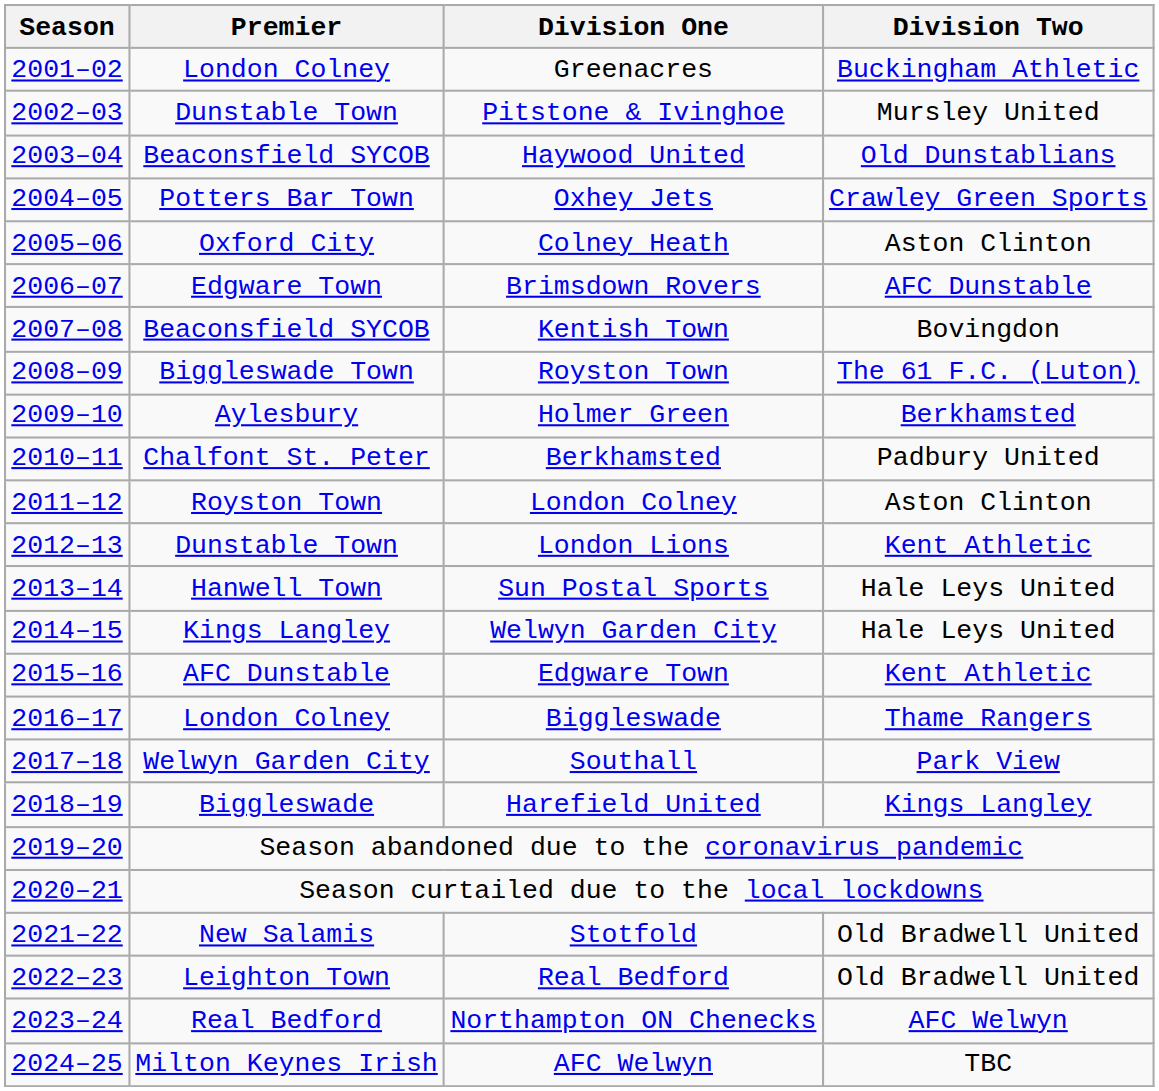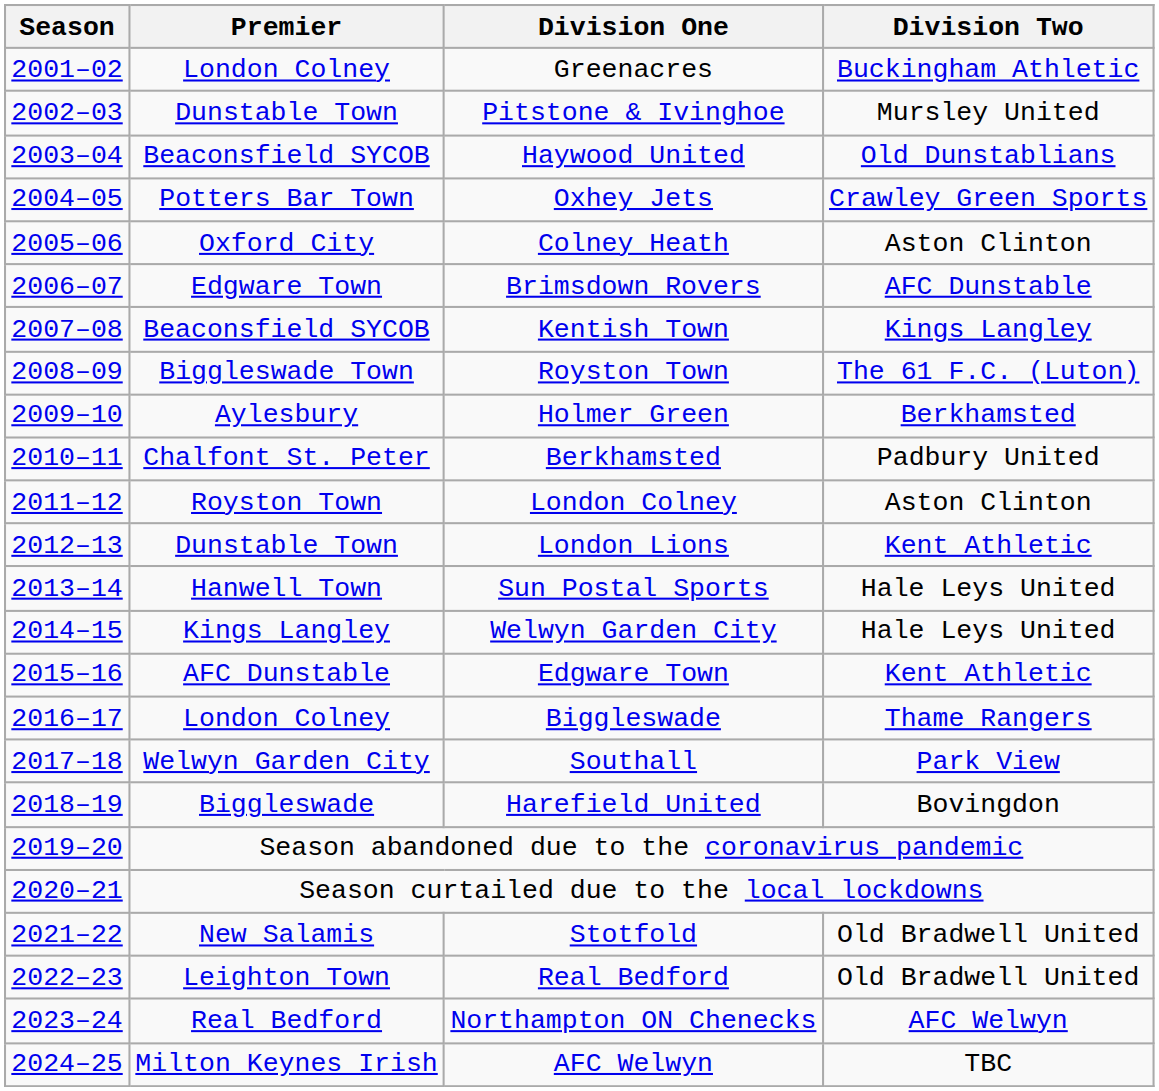(988, 329) Bovingdon -> (988, 329) Kings Langley
(988, 805) Kings Langley -> (988, 805) Bovingdon
